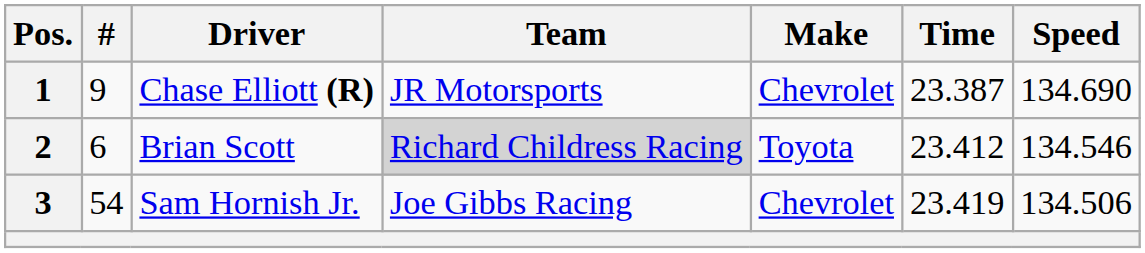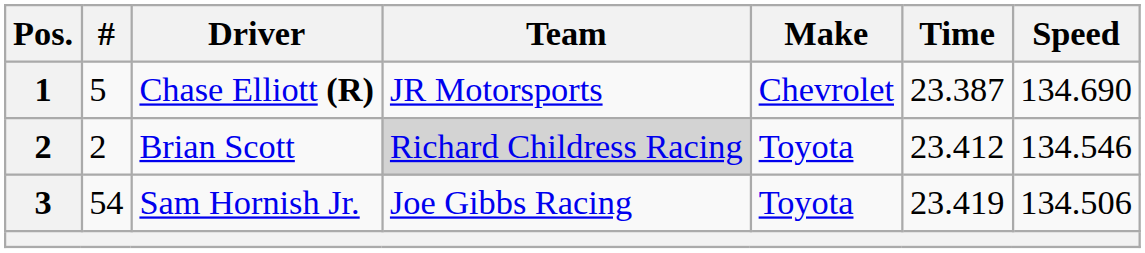(98, 89) 9 -> (98, 89) 5
(98, 146) 6 -> (98, 146) 2
(826, 202) Chevrolet -> (806, 202) Toyota
